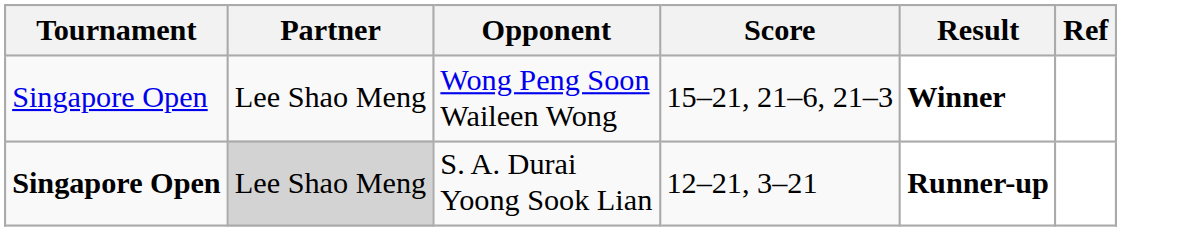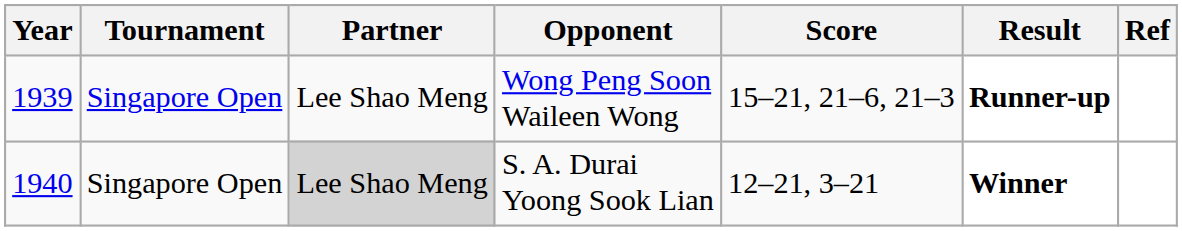+ column: (42, 29)
(957, 97) Winner -> (1040, 97) Runner-up
(116, 183) bold -> (185, 183) normal
(978, 183) Runner-up -> (1018, 183) Winner
